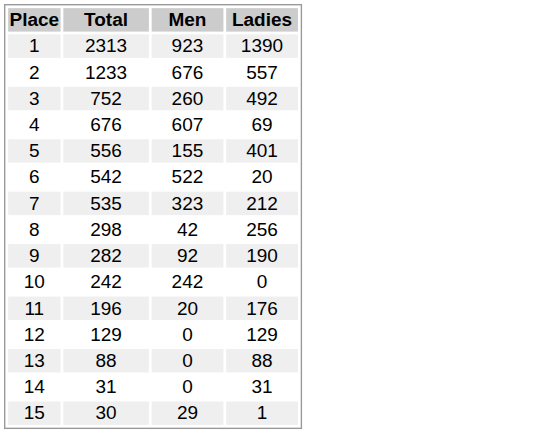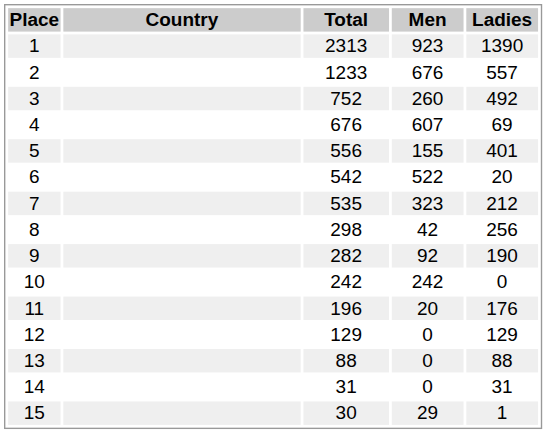+ column: (182, 20)
